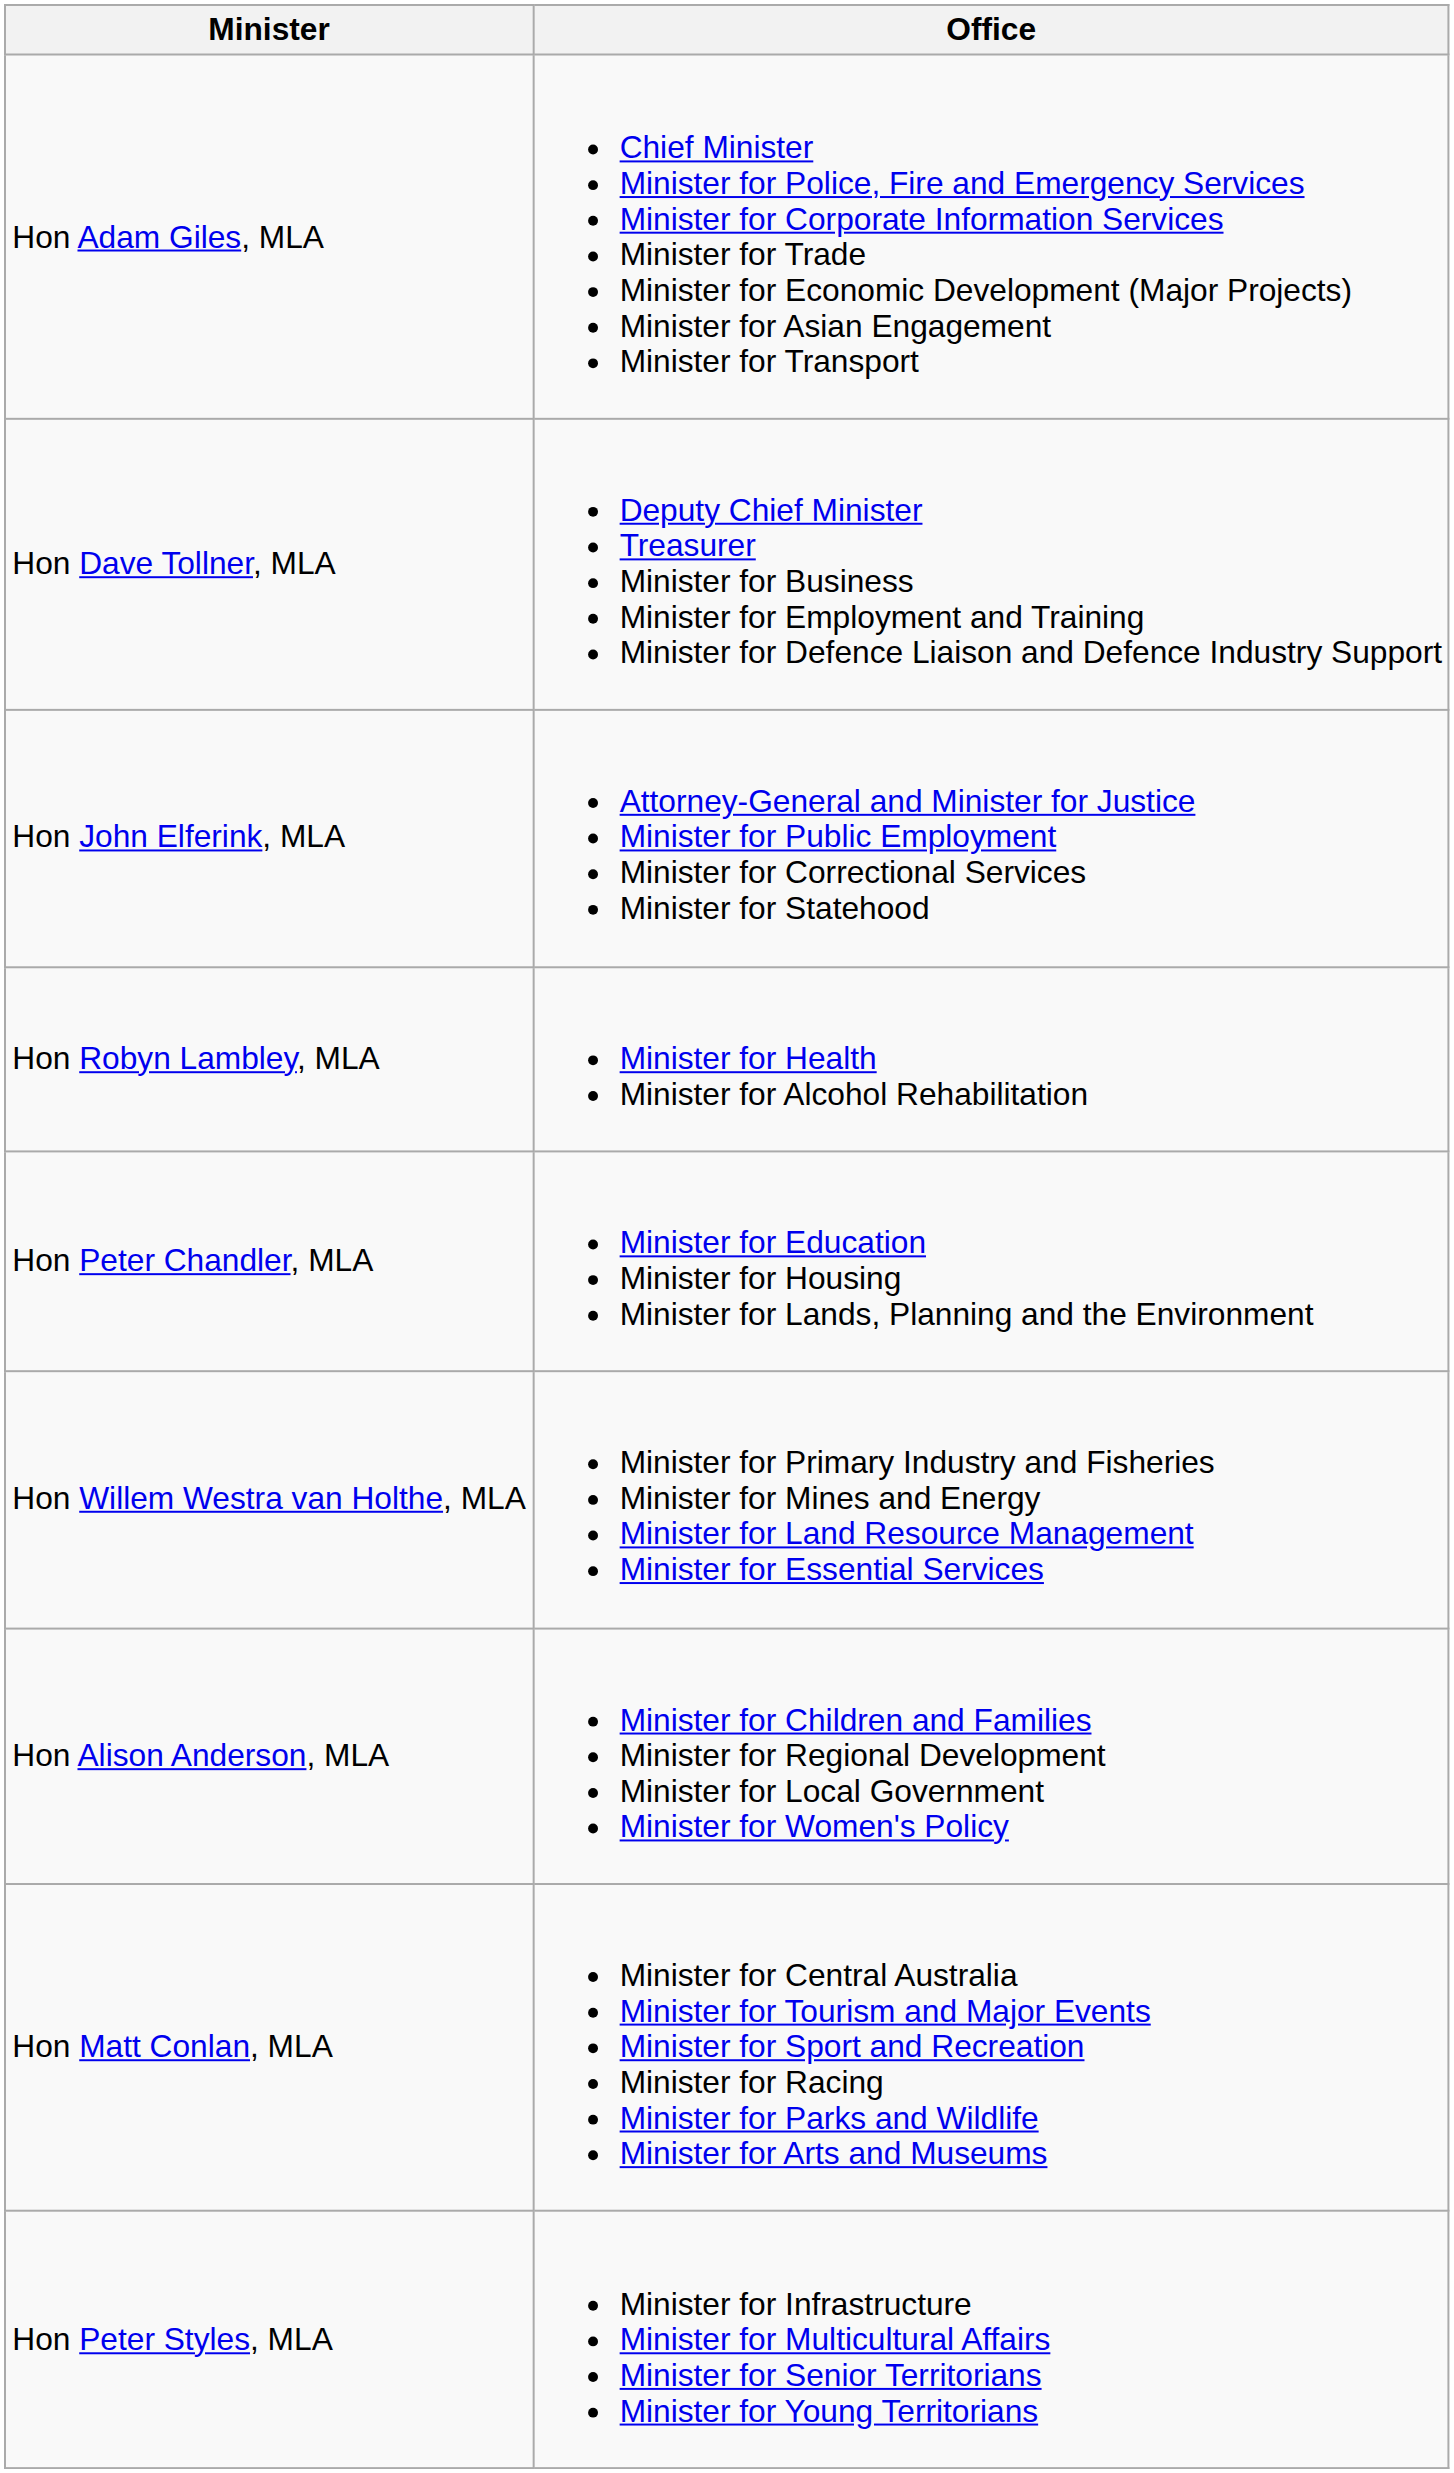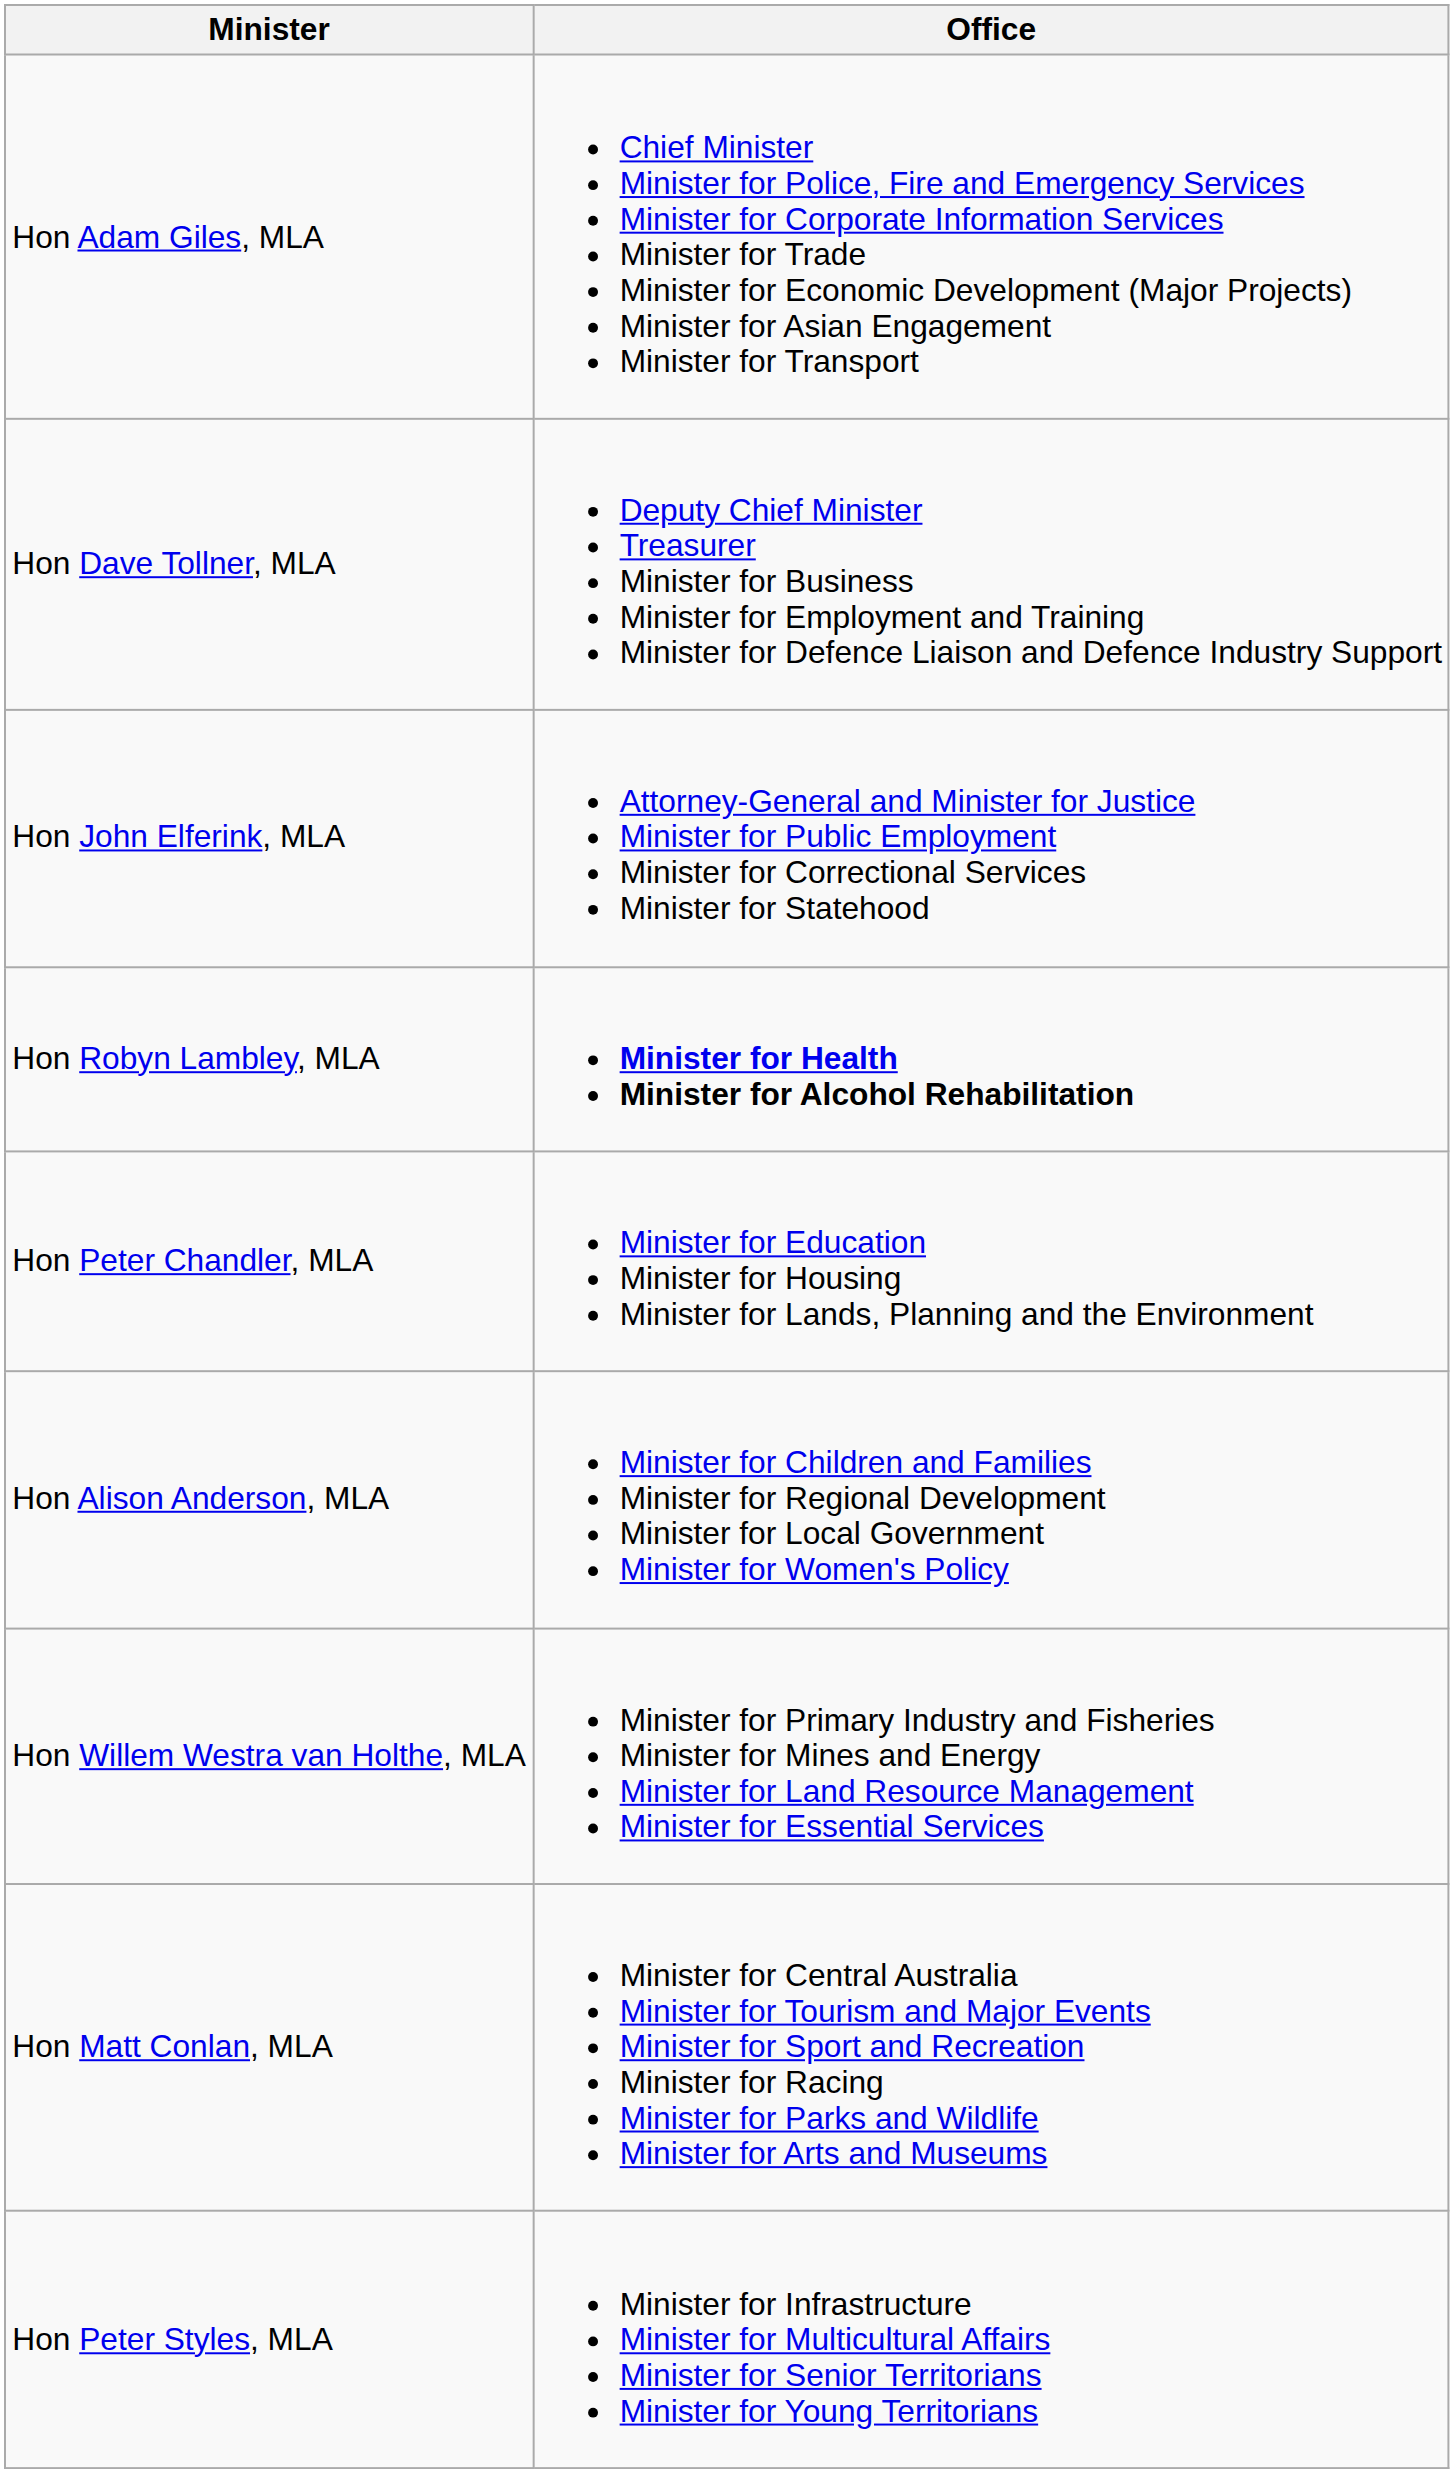(991, 1077) normal -> (991, 1077) bold
rows swapped: (269, 1499) <-> (201, 1755)
